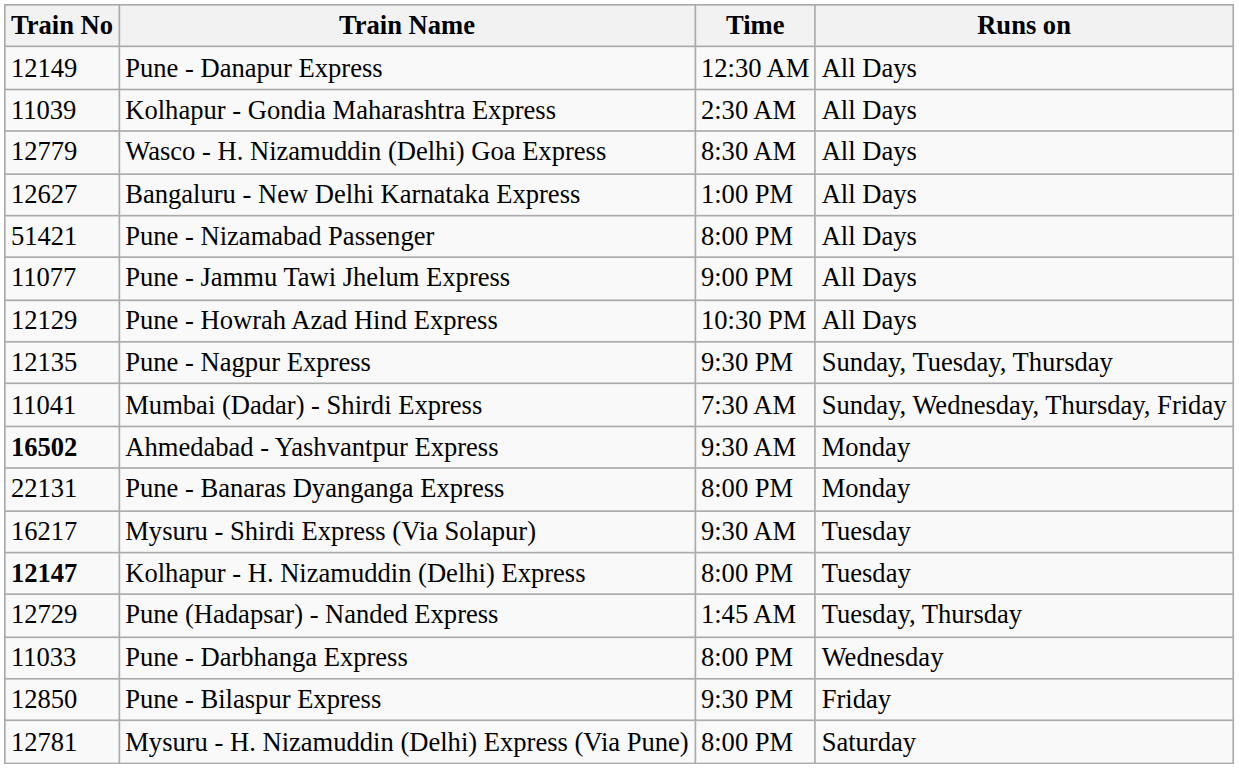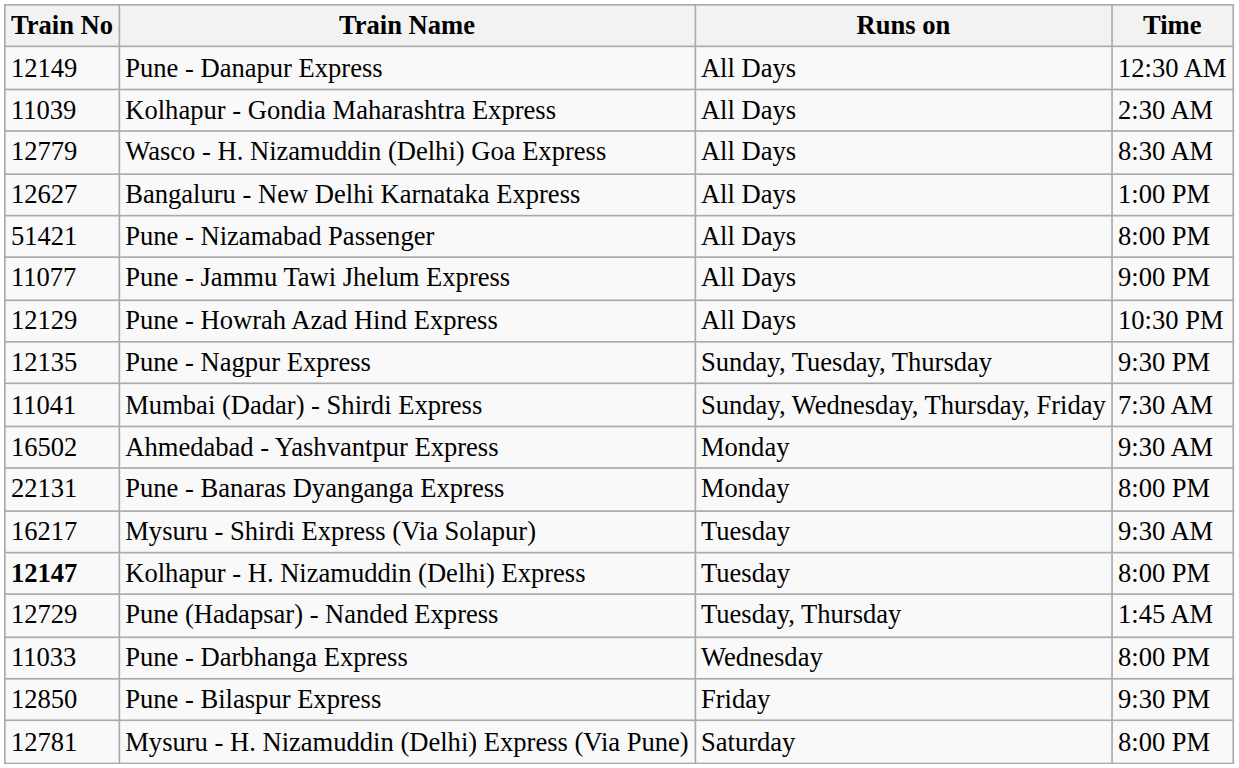columns swapped: (1024, 25) <-> (755, 25)
(44, 446) bold -> (44, 446) normal
